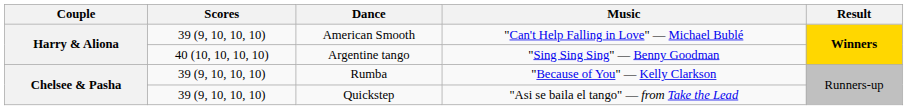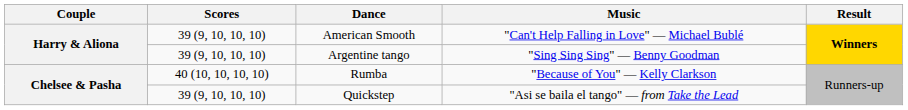(222, 54) 40 (10, 10, 10, 10) -> (222, 54) 39 (9, 10, 10, 10)
(222, 74) 39 (9, 10, 10, 10) -> (222, 74) 40 (10, 10, 10, 10)
